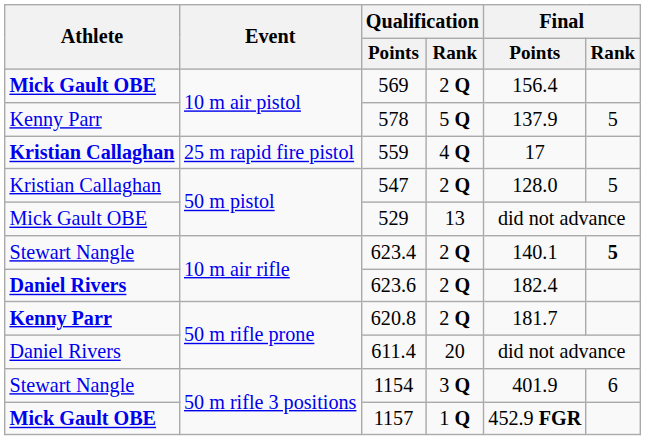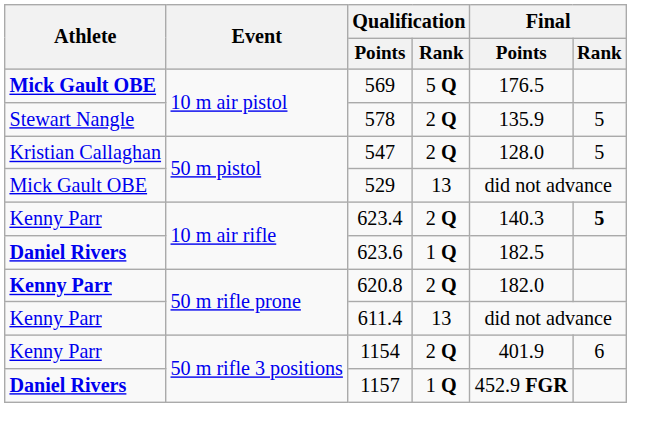(455, 86) 2 Q -> (441, 86) 5 Q
(535, 86) 156.4 -> (521, 86) 176.5
(56, 119) Kenny Parr -> (72, 119) Stewart Nangle
(455, 119) 5 Q -> (441, 119) 2 Q
(535, 119) 137.9 -> (521, 119) 135.9
- row: (393, 152)
(72, 252) Stewart Nangle -> (56, 219) Kenny Parr
(535, 252) 140.1 -> (521, 219) 140.3
(455, 285) 2 Q -> (441, 252) 1 Q
(535, 285) 182.4 -> (521, 252) 182.5
(535, 318) 181.7 -> (521, 285) 182.0
(65, 352) Daniel Rivers -> (56, 318) Kenny Parr
(455, 352) 20 -> (441, 318) 13
(72, 385) Stewart Nangle -> (56, 352) Kenny Parr
(455, 385) 3 Q -> (441, 352) 2 Q
(83, 418) Mick Gault OBE -> (68, 385) Daniel Rivers
